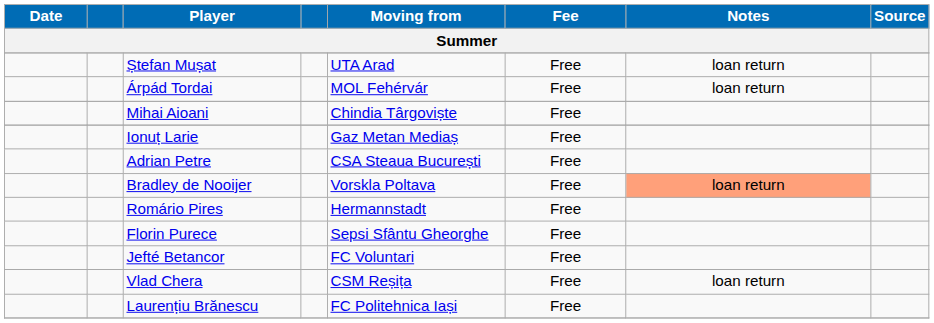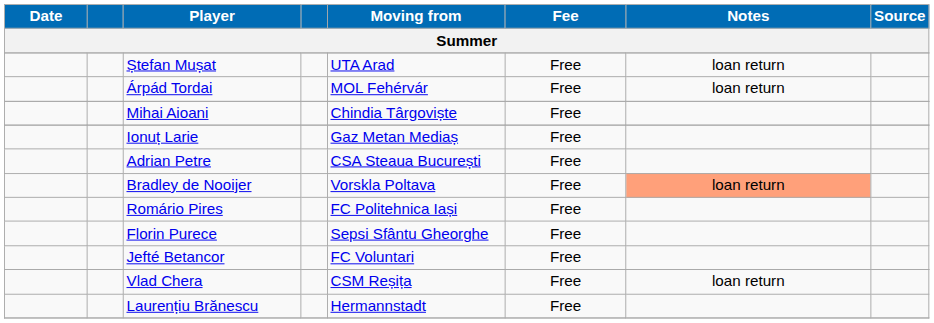(378, 209) Hermannstadt -> (394, 209) FC Politehnica Iași
(394, 305) FC Politehnica Iași -> (378, 305) Hermannstadt
